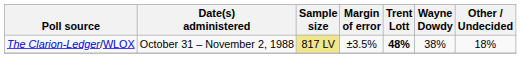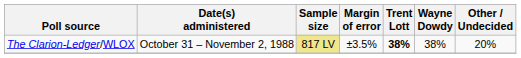(399, 44) 48% -> (399, 44) 38%
(485, 44) 18% -> (485, 44) 20%
